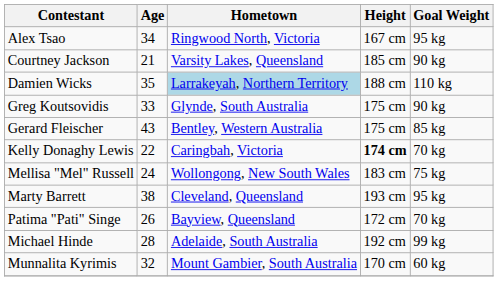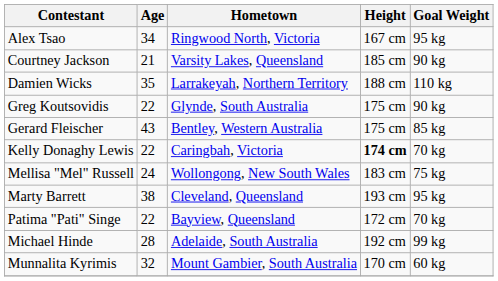(259, 83) lightblue background -> (259, 83) no background
(148, 106) 33 -> (148, 106) 22
(148, 219) 26 -> (148, 219) 22
